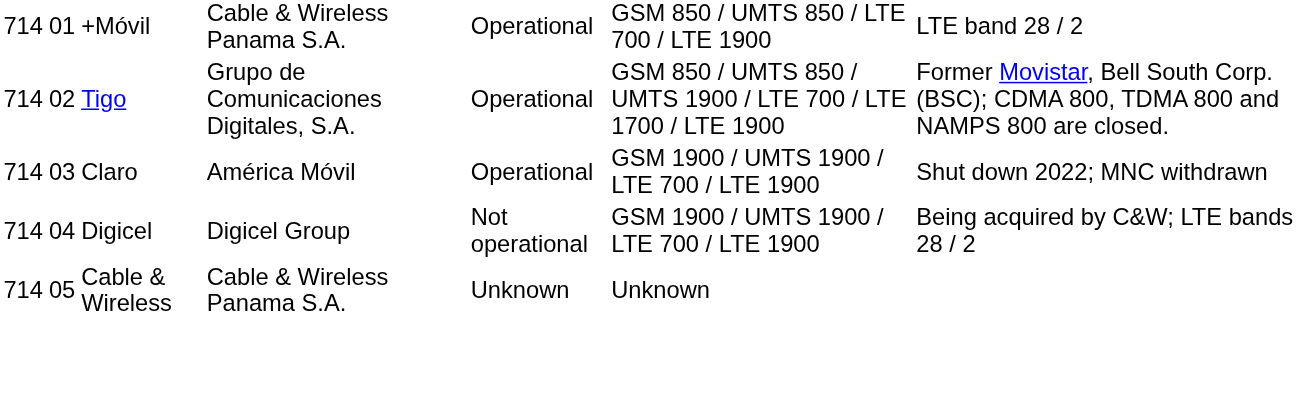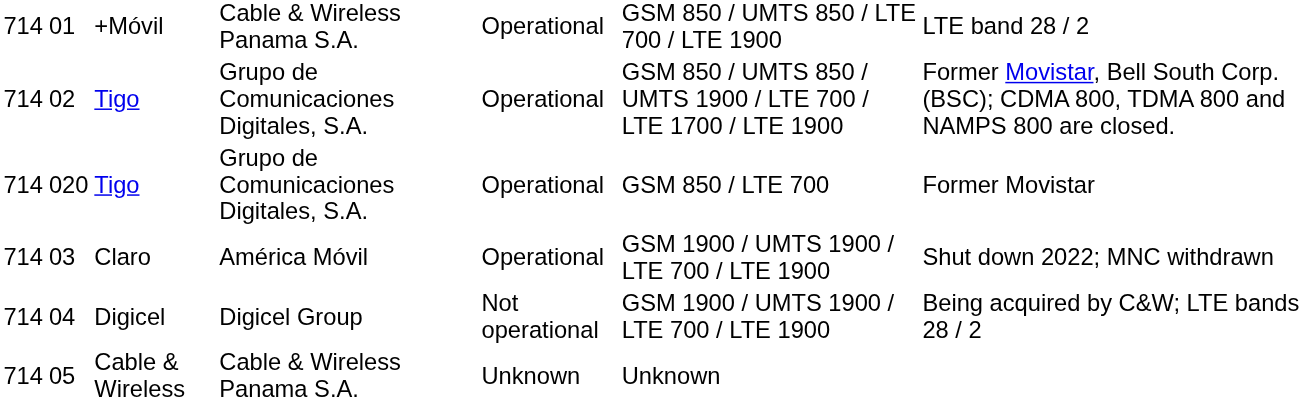+ row: (69, 185)
